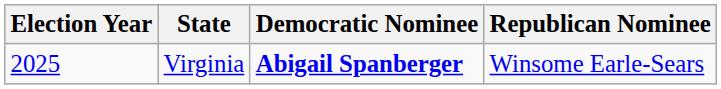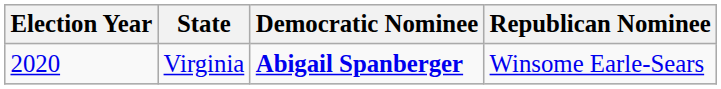(35, 63) 2025 -> (35, 63) 2020
